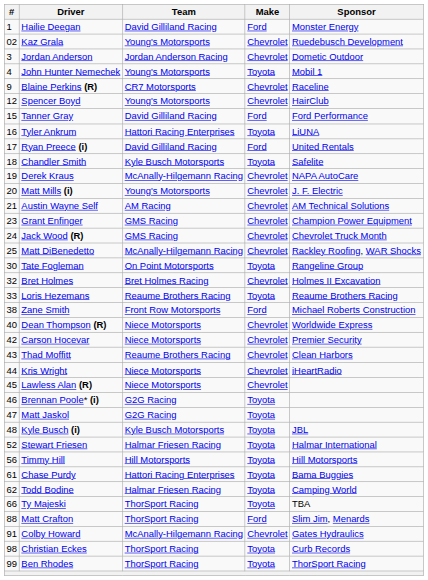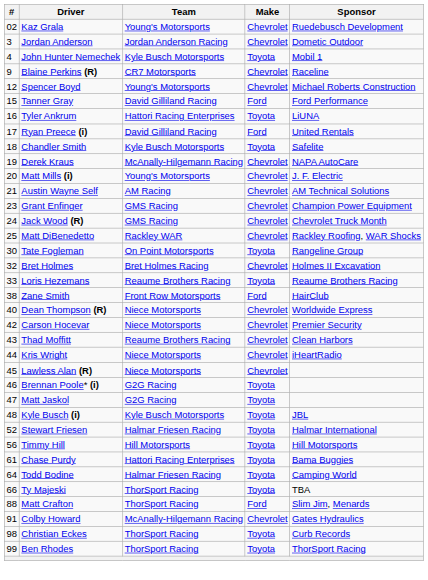- row: (51, 27)
(167, 72) Young's Motorsports -> (174, 57) Kyle Busch Motorsports
(310, 101) HairClub -> (354, 87) Michael Roberts Construction
(184, 251) McAnally-Hilgemann Racing -> (154, 236) Rackley WAR
(354, 310) Michael Roberts Construction -> (310, 295) HairClub
(12, 489) 62 -> (12, 474) 64
